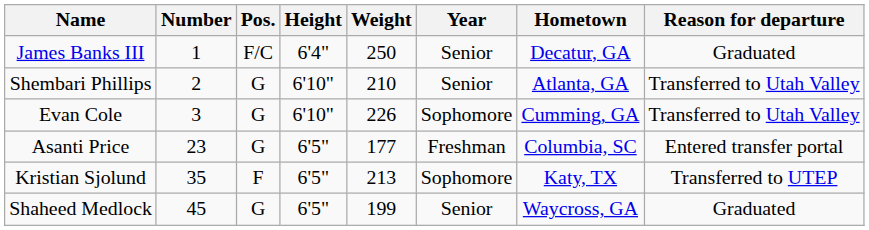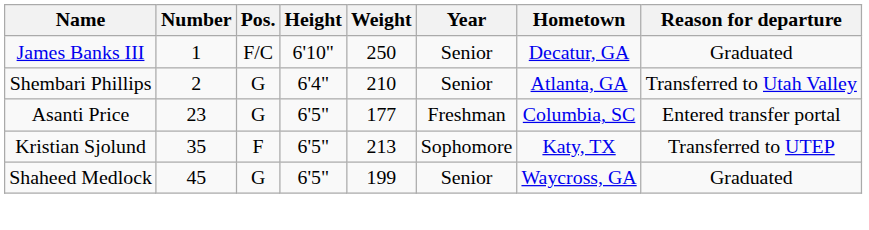(313, 51) 6'4" -> (313, 51) 6'10"
(313, 83) 6'10" -> (313, 83) 6'4"
- row: (81, 114)
